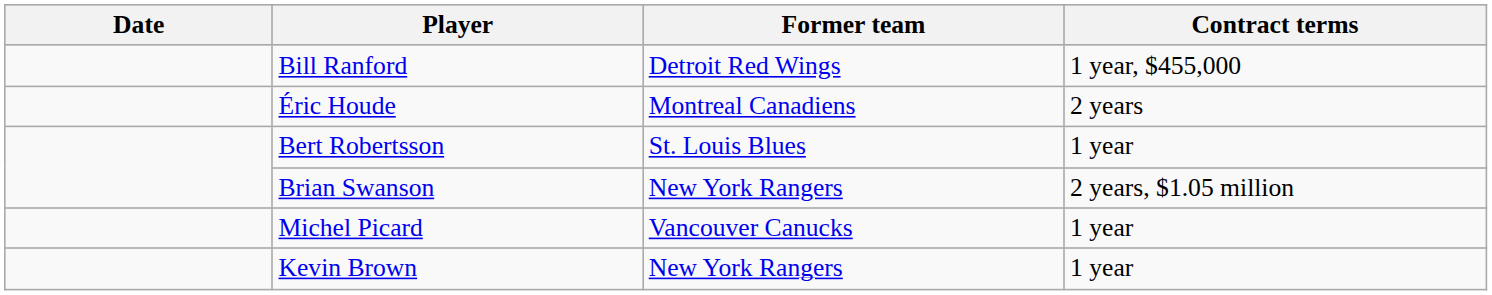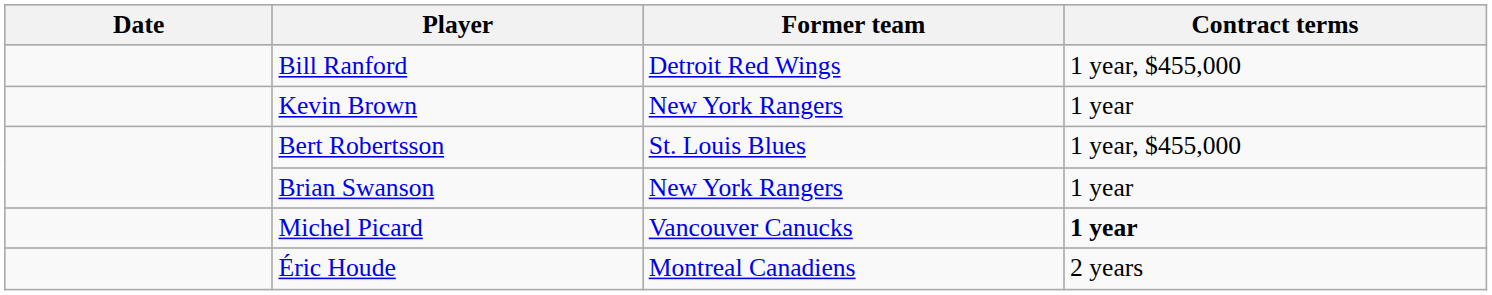rows swapped: (337, 106) <-> (348, 268)
(1102, 146) 1 year -> (1156, 146) 1 year, $455,000
(1182, 187) 2 years, $1.05 million -> (1102, 187) 1 year
(1102, 227) normal -> (1104, 227) bold
